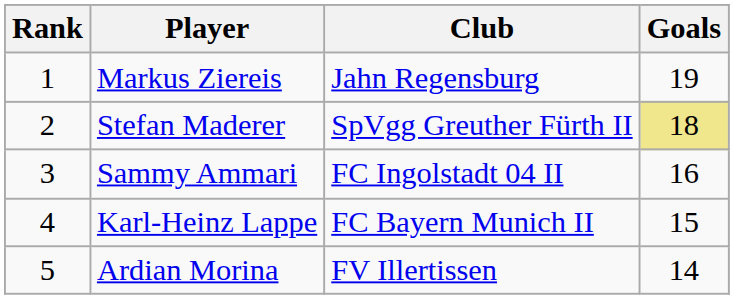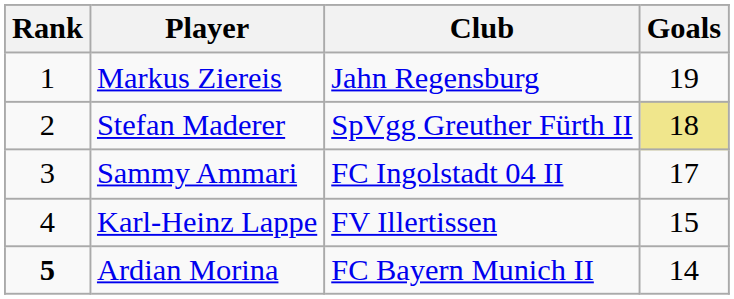(684, 173) 16 -> (684, 173) 17
(463, 221) FC Bayern Munich II -> (414, 221) FV Illertissen
(47, 269) normal -> (47, 269) bold
(414, 269) FV Illertissen -> (463, 269) FC Bayern Munich II
